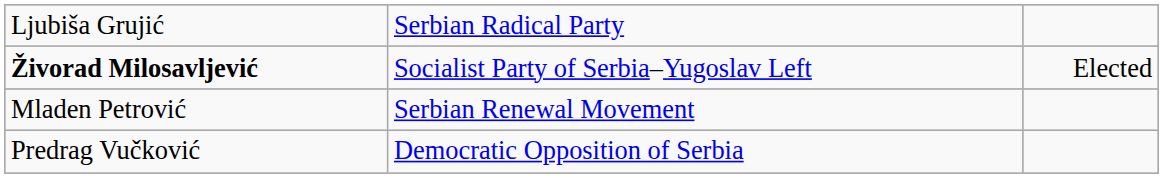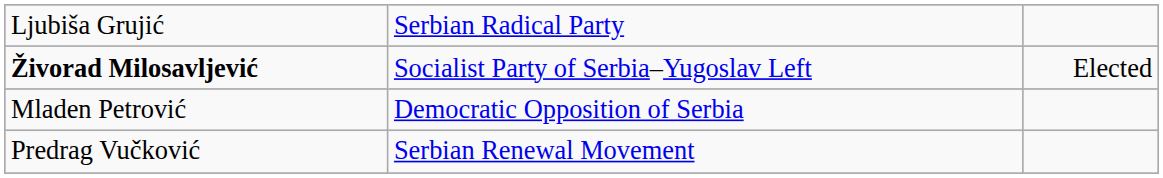(544, 109) Serbian Renewal Movement -> (569, 109) Democratic Opposition of Serbia
(569, 151) Democratic Opposition of Serbia -> (544, 151) Serbian Renewal Movement
